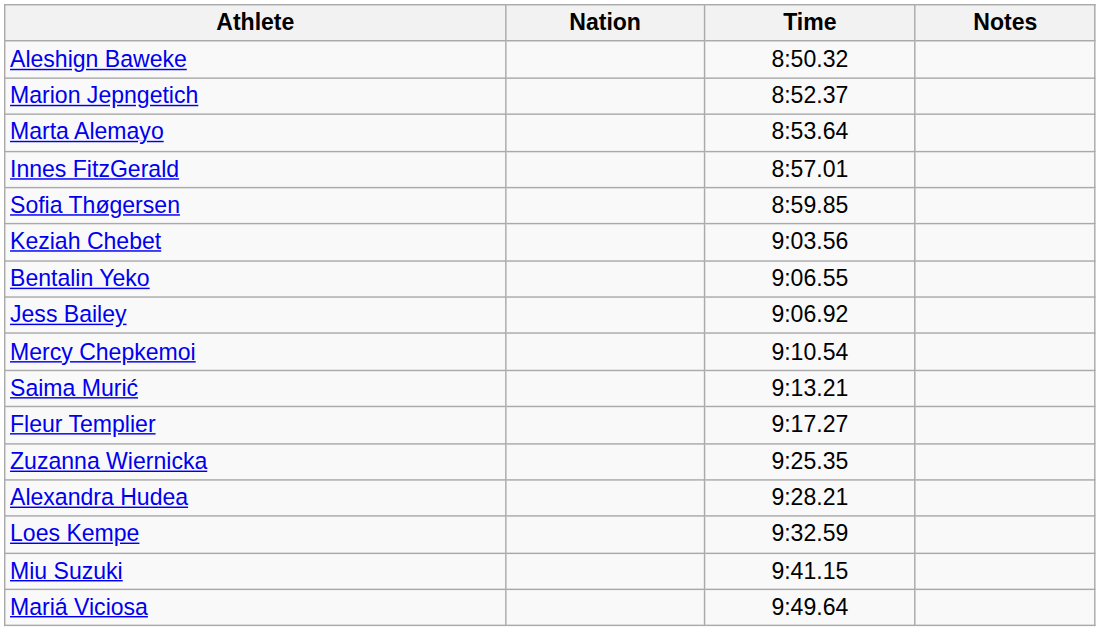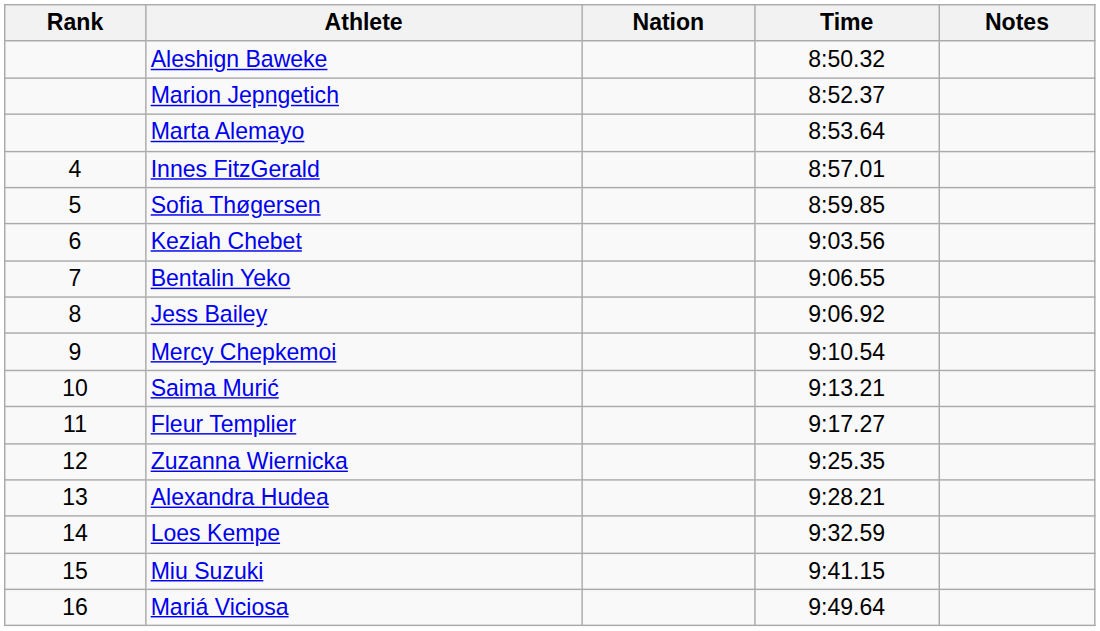+ column: (75, 22)
